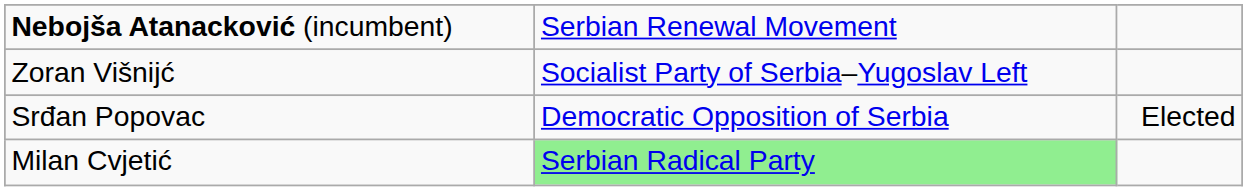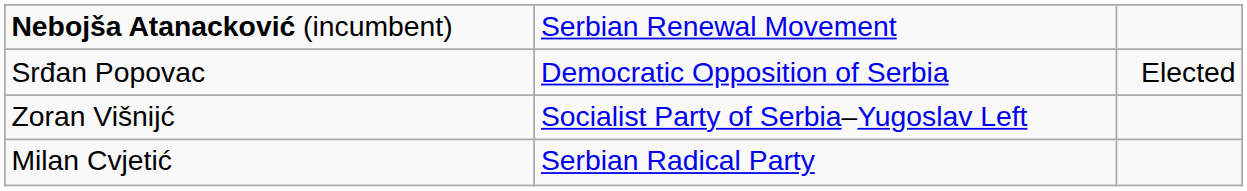rows swapped: (93, 71) <-> (108, 116)
(678, 161) lightgreen background -> (678, 161) no background
